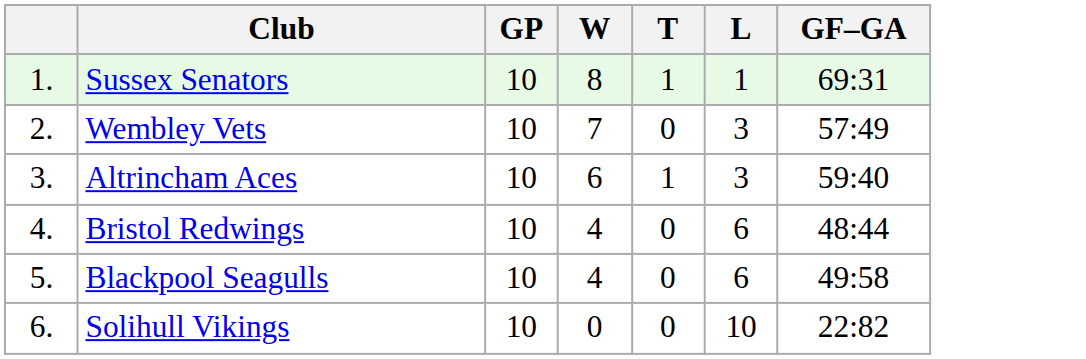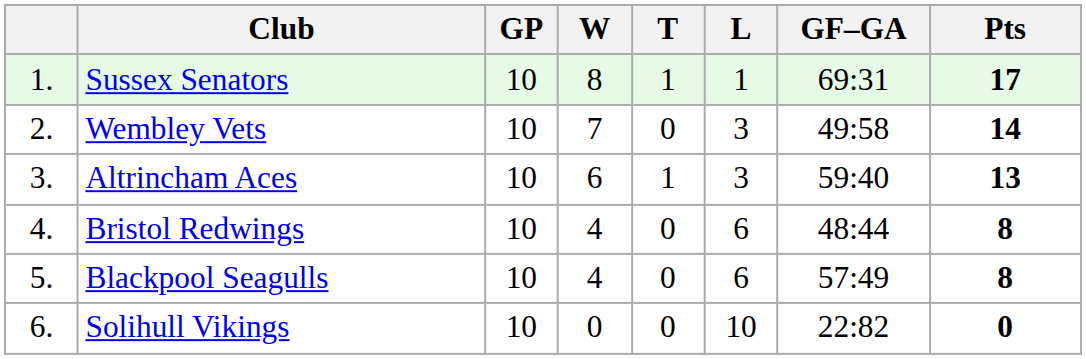+ column: (1005, 29)
(854, 128) 57:49 -> (854, 128) 49:58
(854, 278) 49:58 -> (854, 278) 57:49
